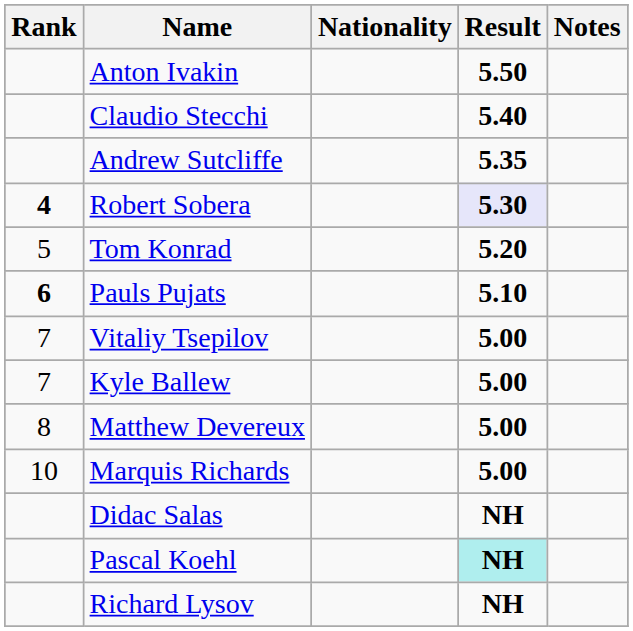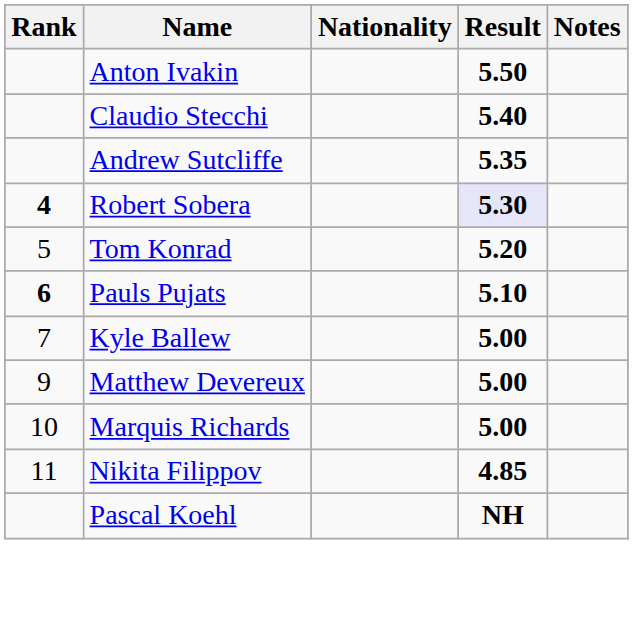- row: (179, 337)
(44, 426) 8 -> (44, 381) 9
+ row: (176, 470)
- row: (156, 515)
(503, 559) paleturquoise background -> (503, 515) no background
- row: (172, 603)
